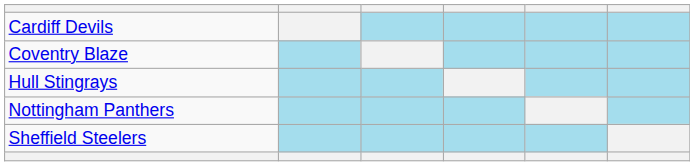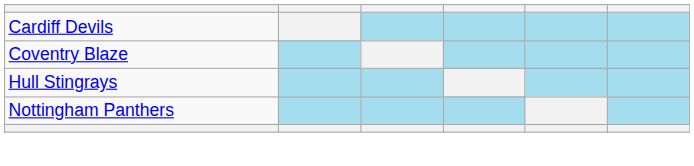- row: (77, 138)
